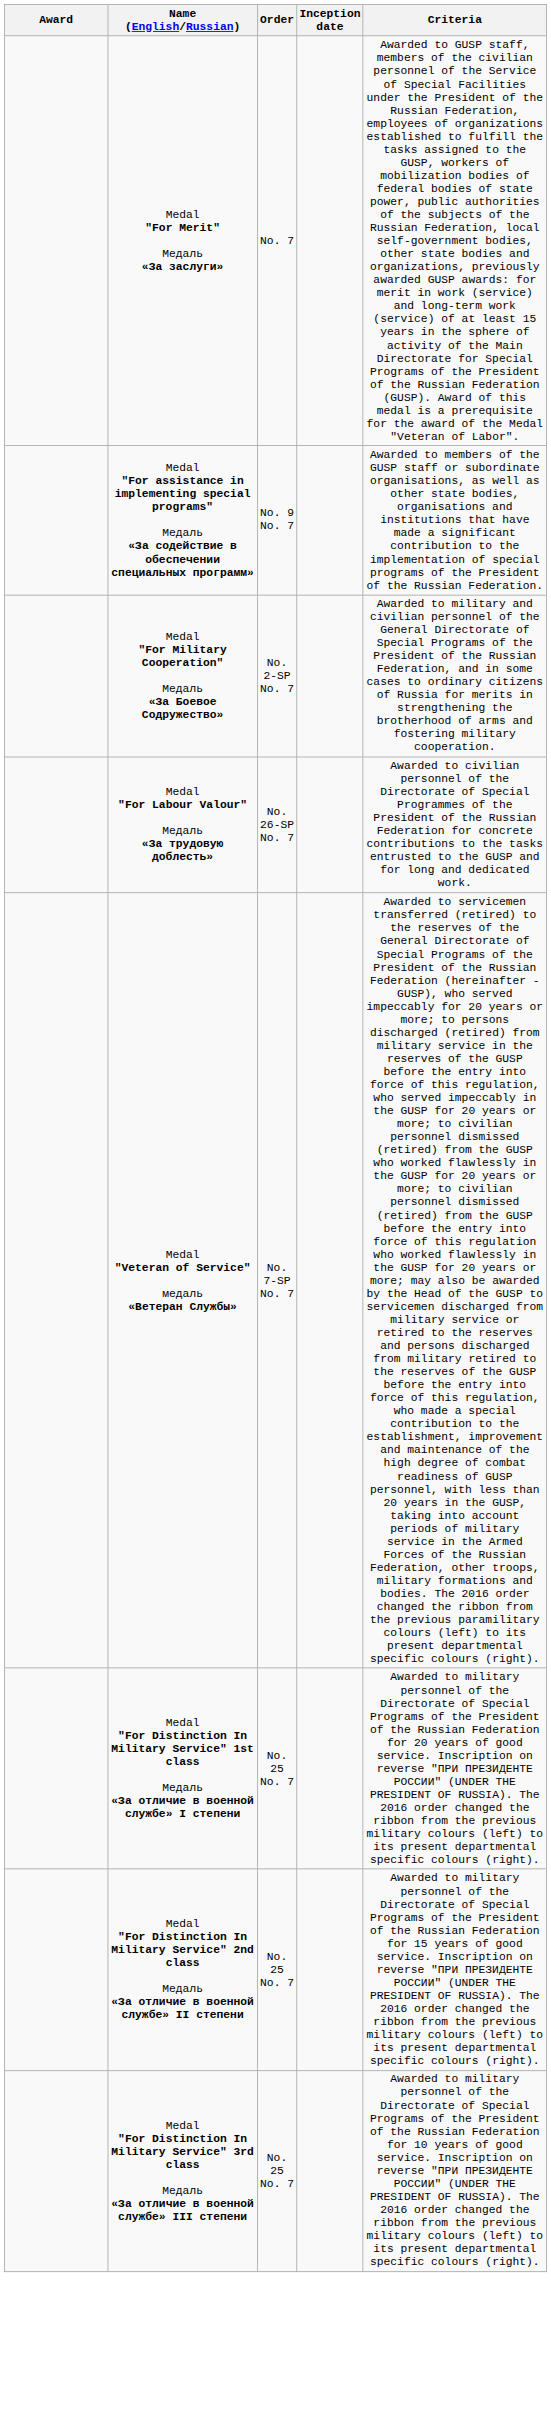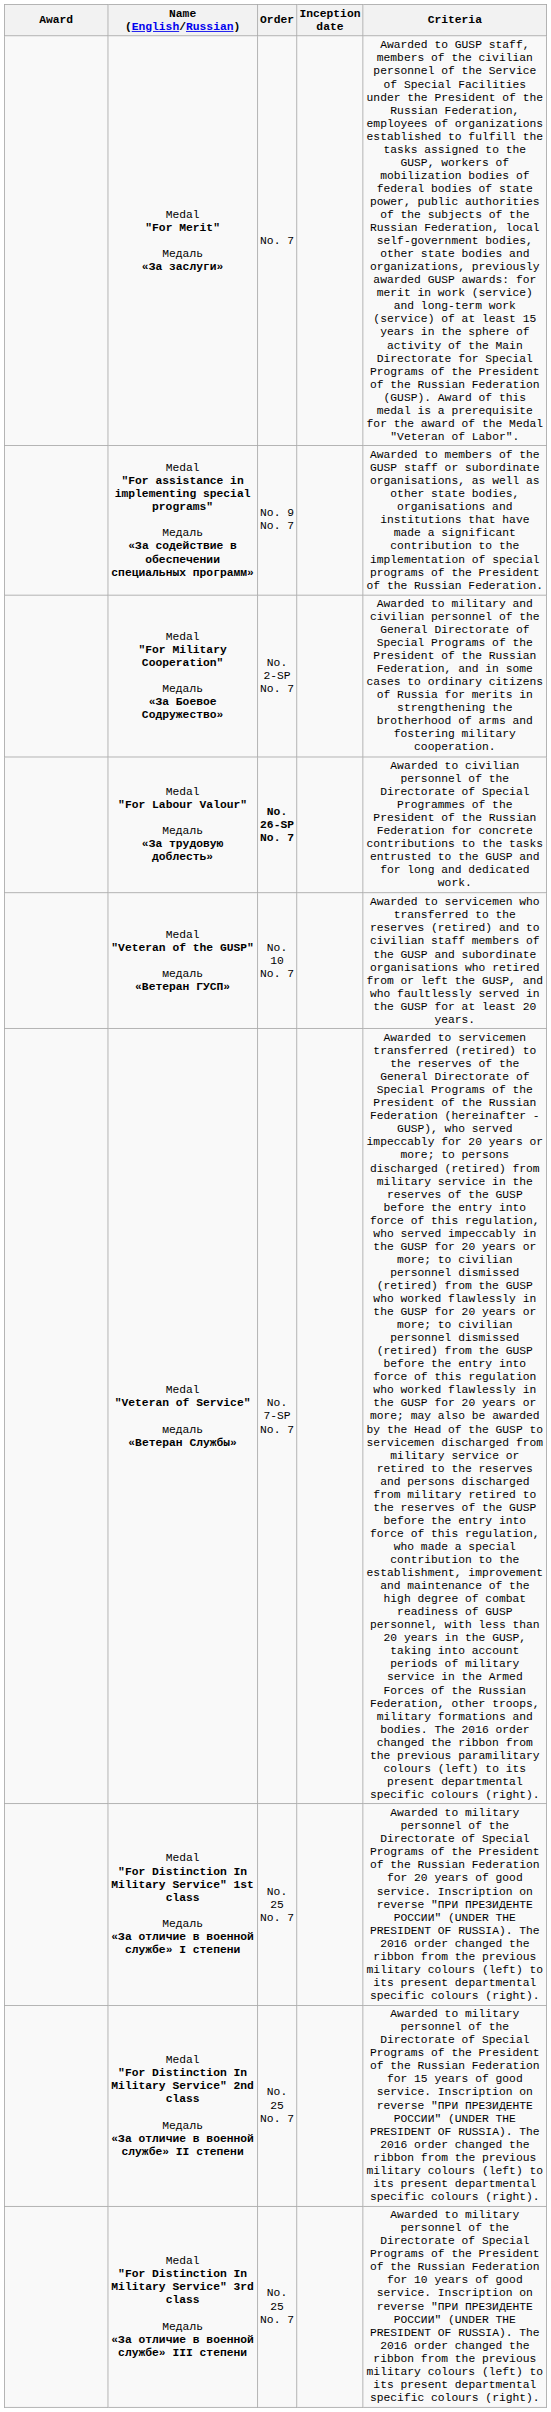(277, 825) normal -> (277, 825) bold
+ row: (183, 961)
